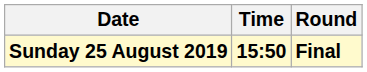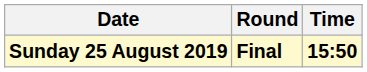columns swapped: (261, 19) <-> (326, 19)
